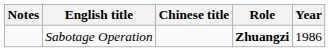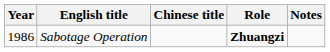columns swapped: (309, 15) <-> (23, 15)
